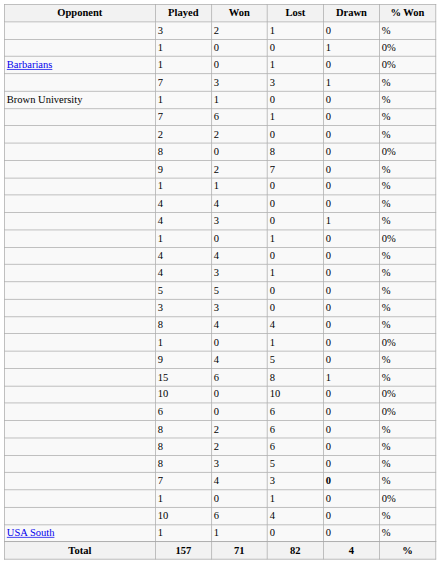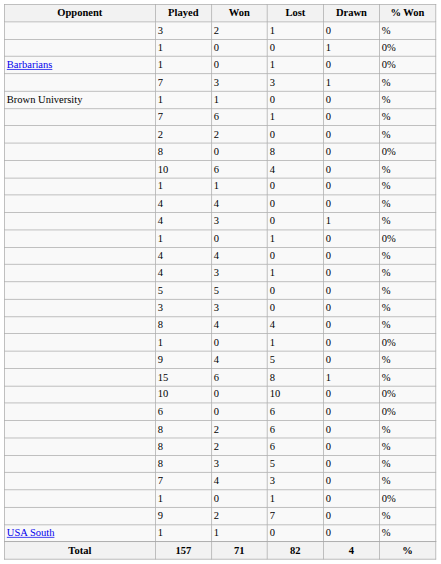rows swapped: (160, 169) <-> (163, 516)
(328, 481) bold -> (328, 481) normal
